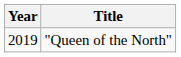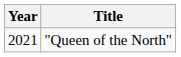(23, 39) 2019 -> (23, 39) 2021
